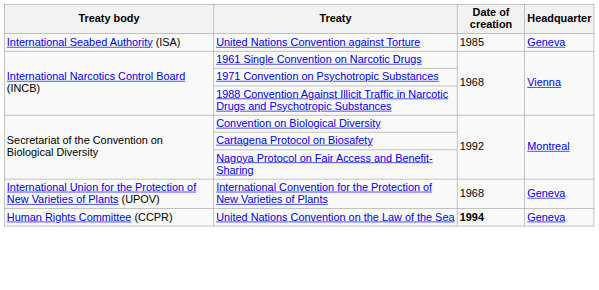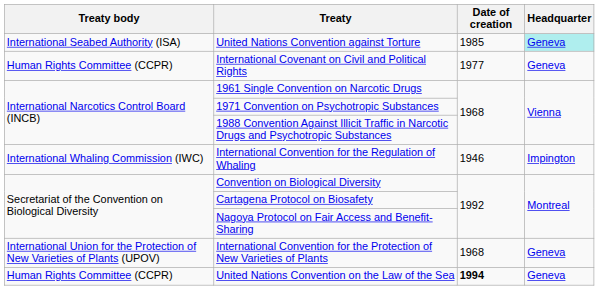(546, 42) no background -> (546, 42) paleturquoise background
+ row: (321, 65)
+ row: (326, 159)
